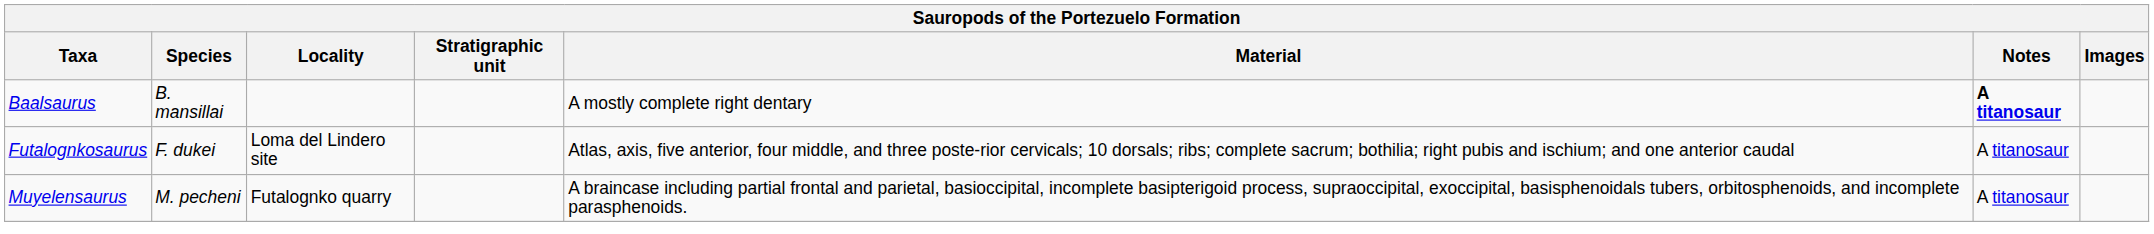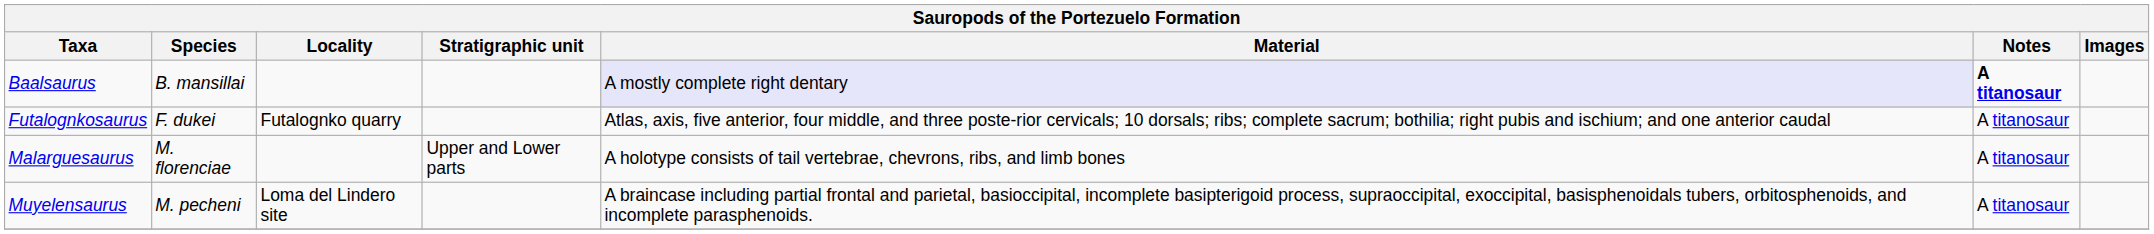(690, 103) no background -> (726, 83) lavender background
(318, 150) Loma del Lindero site -> (331, 120) Futalognko quarry
+ row: (71, 158)
(321, 197) Futalognko quarry -> (328, 205) Loma del Lindero site
